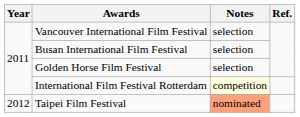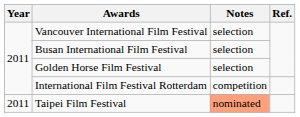(240, 85) lightyellow background -> (240, 85) no background
(18, 103) 2012 -> (18, 103) 2011
